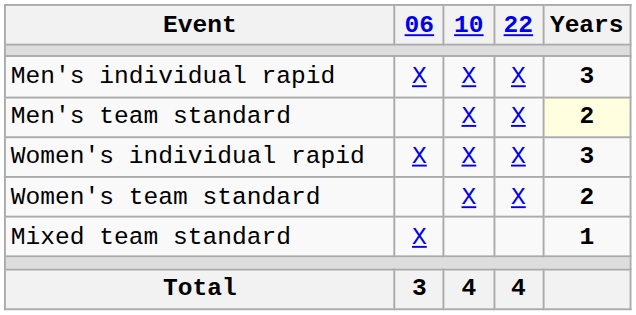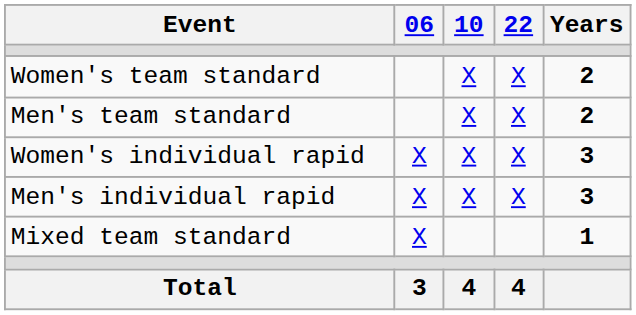rows swapped: (173, 77) <-> (166, 197)
(587, 117) lightyellow background -> (587, 117) no background
